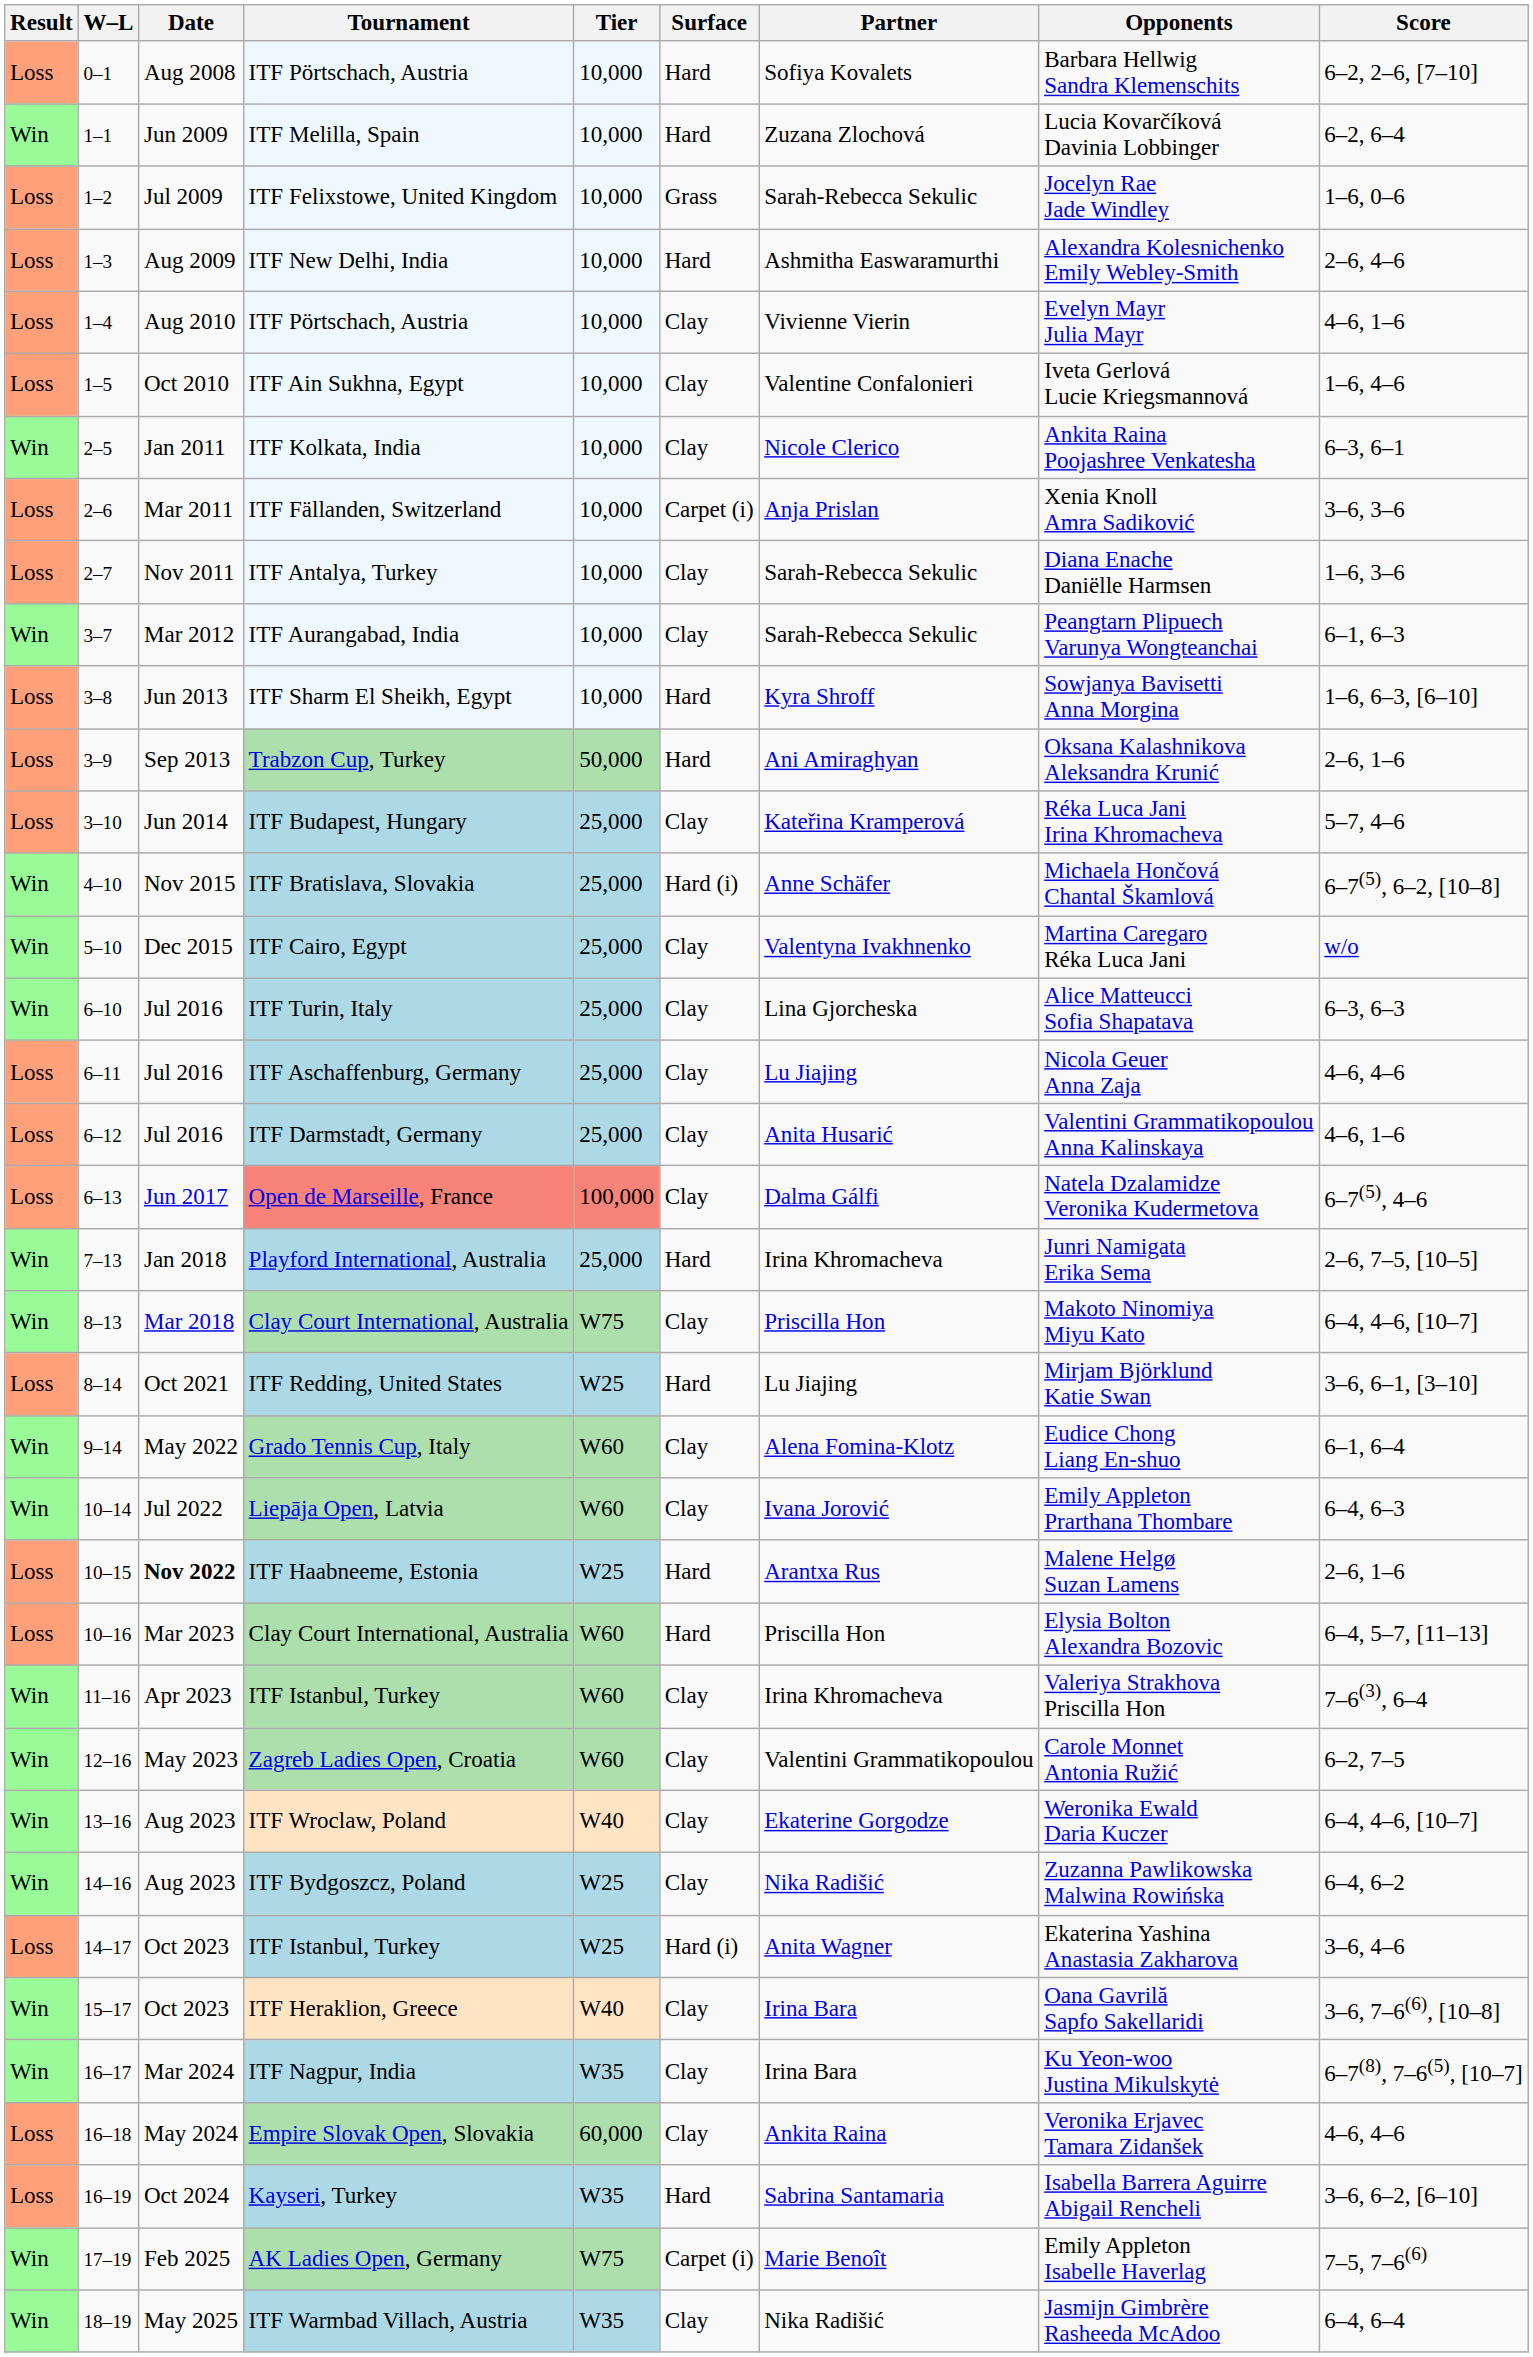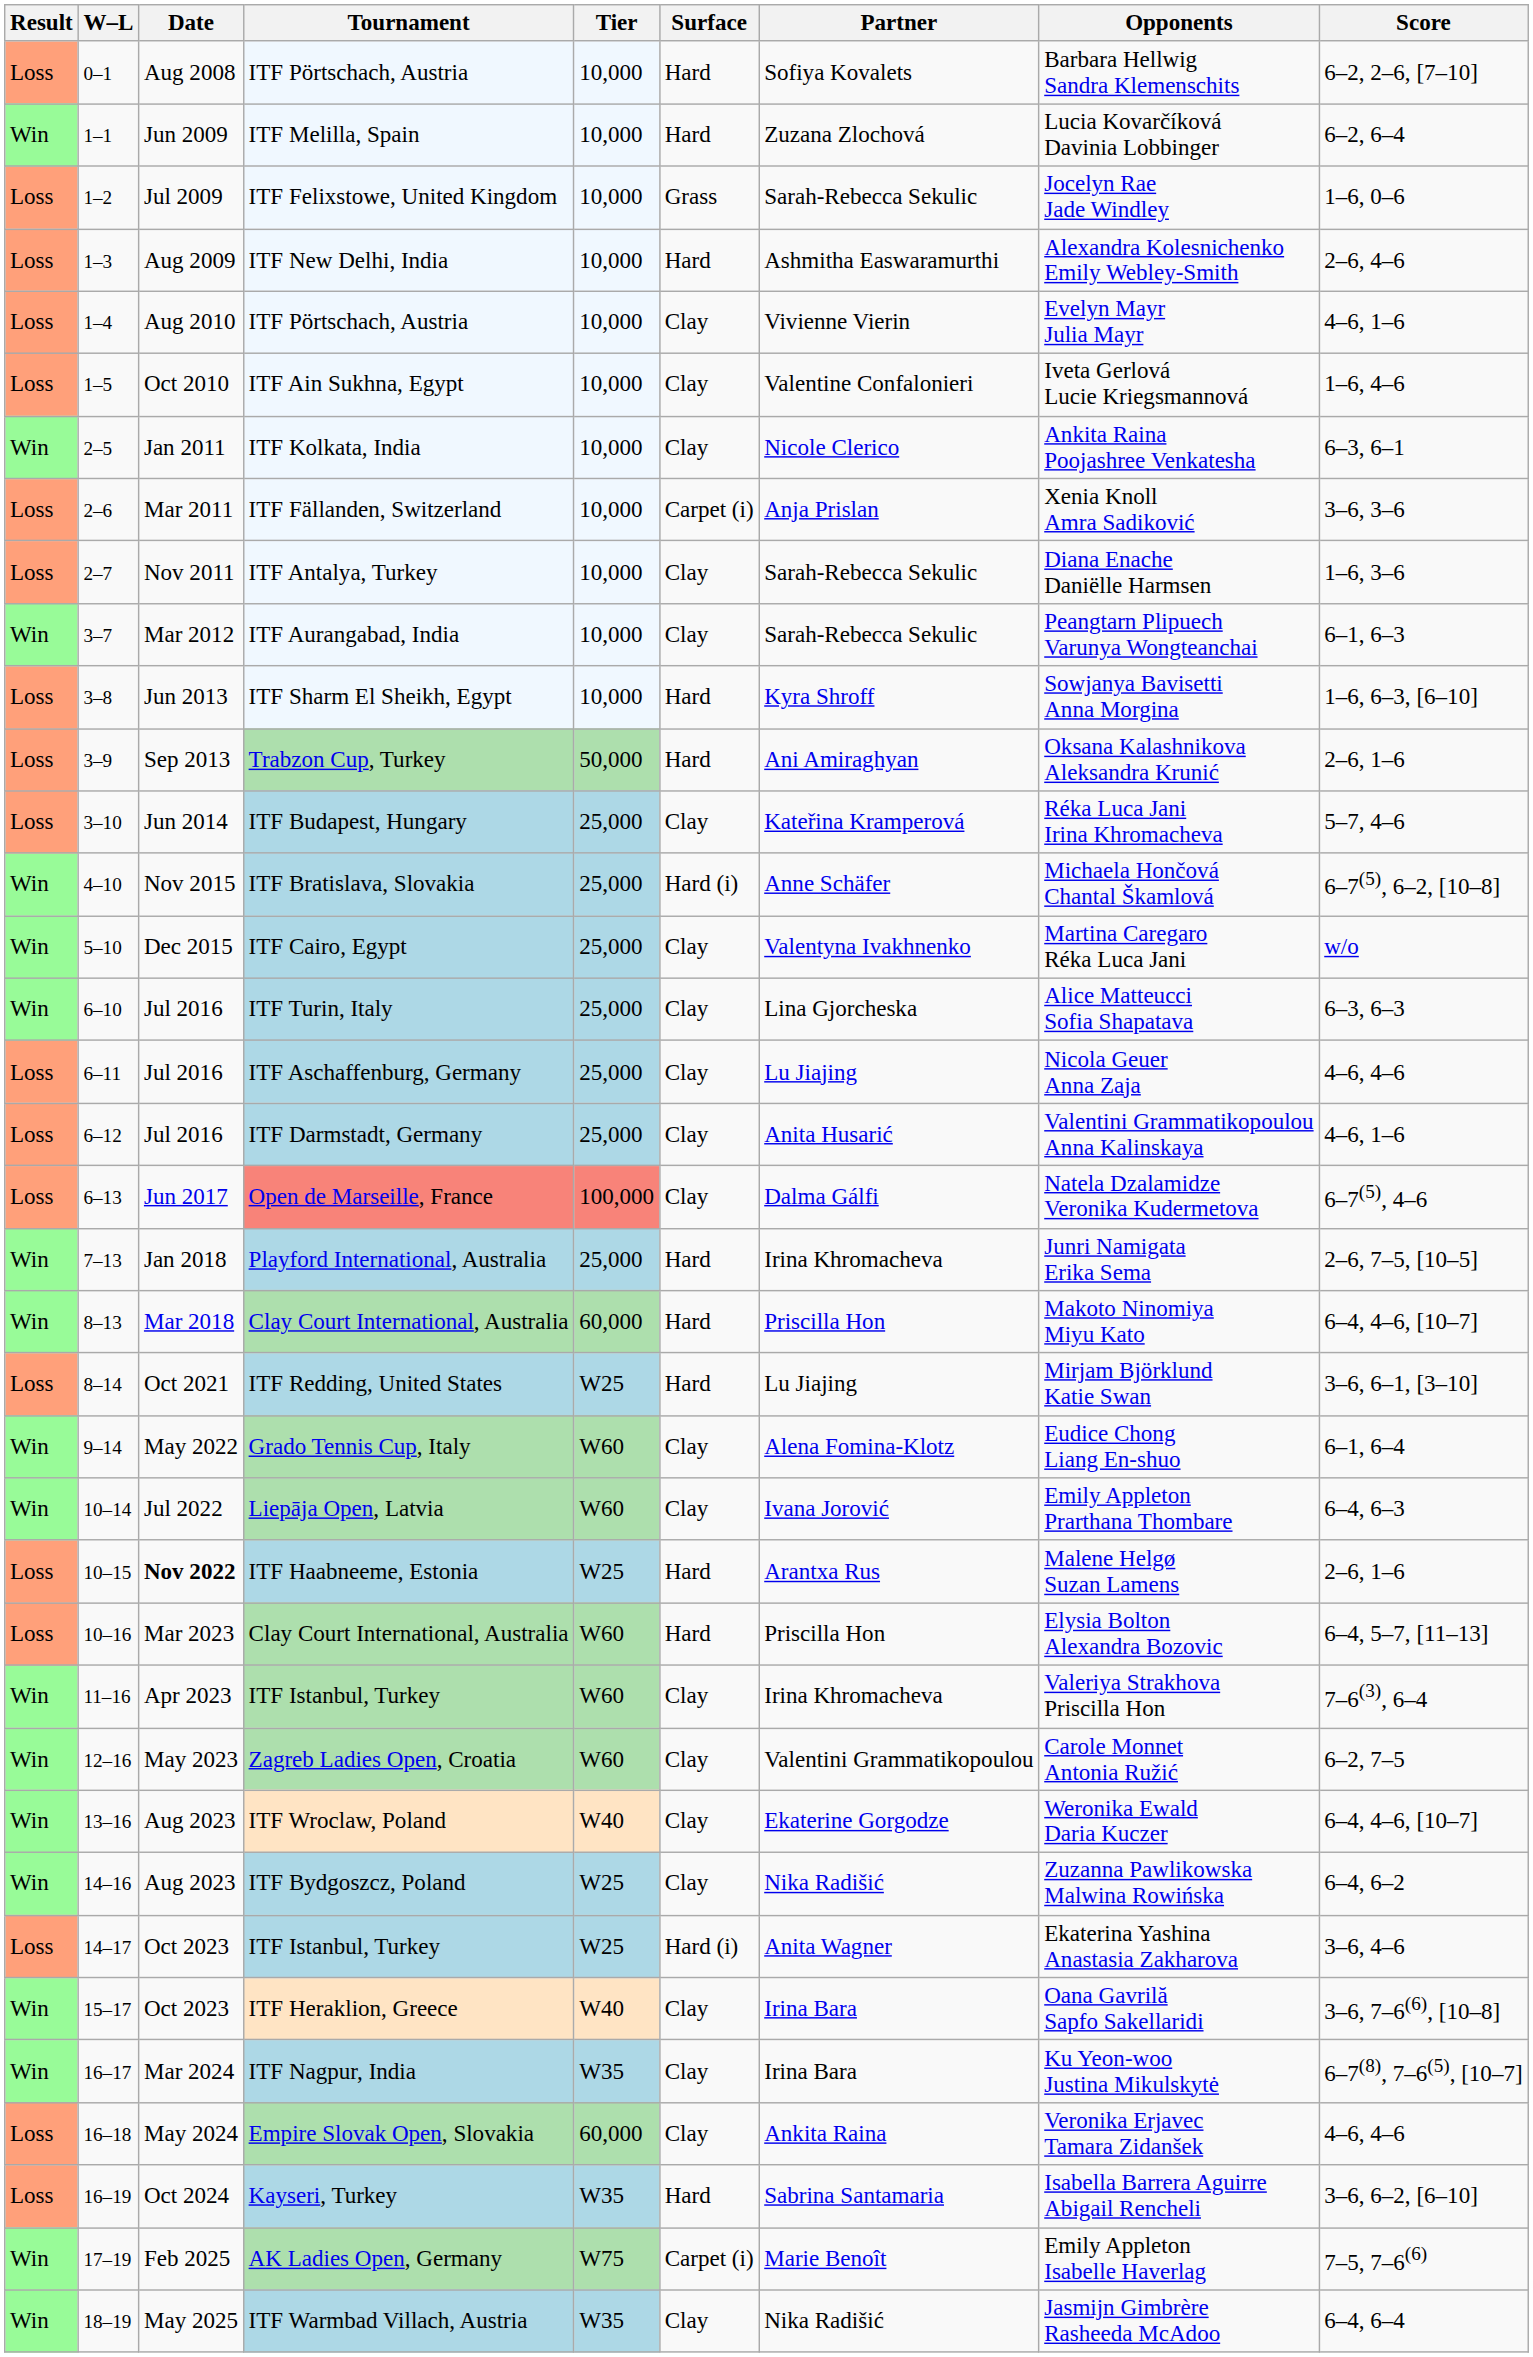(602, 1321) W75 -> (611, 1321) 60,000
(686, 1321) Clay -> (688, 1321) Hard
